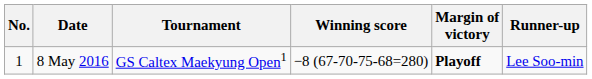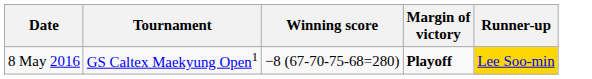- column: (19, 25)
(545, 60) no background -> (516, 60) gold background
